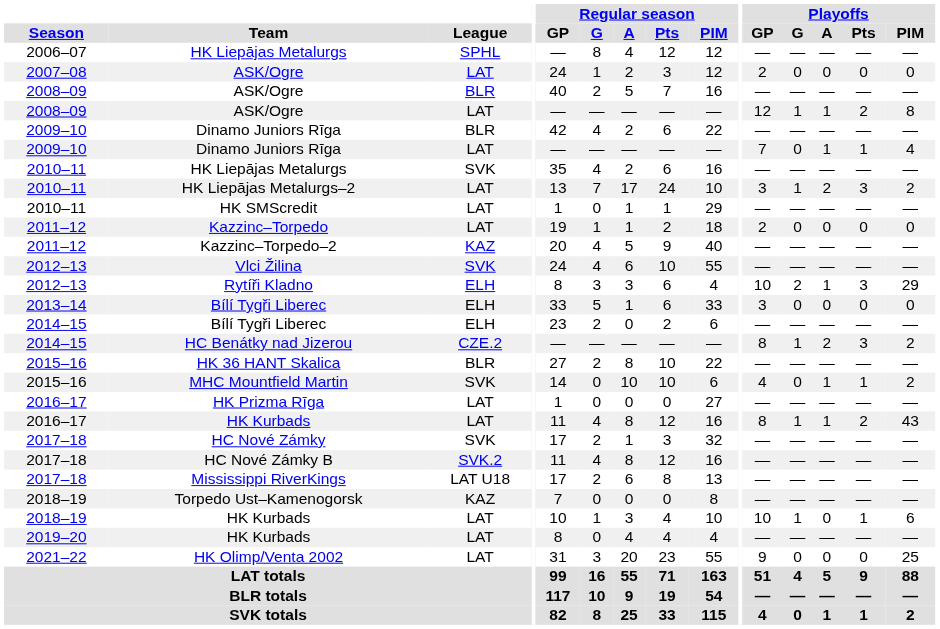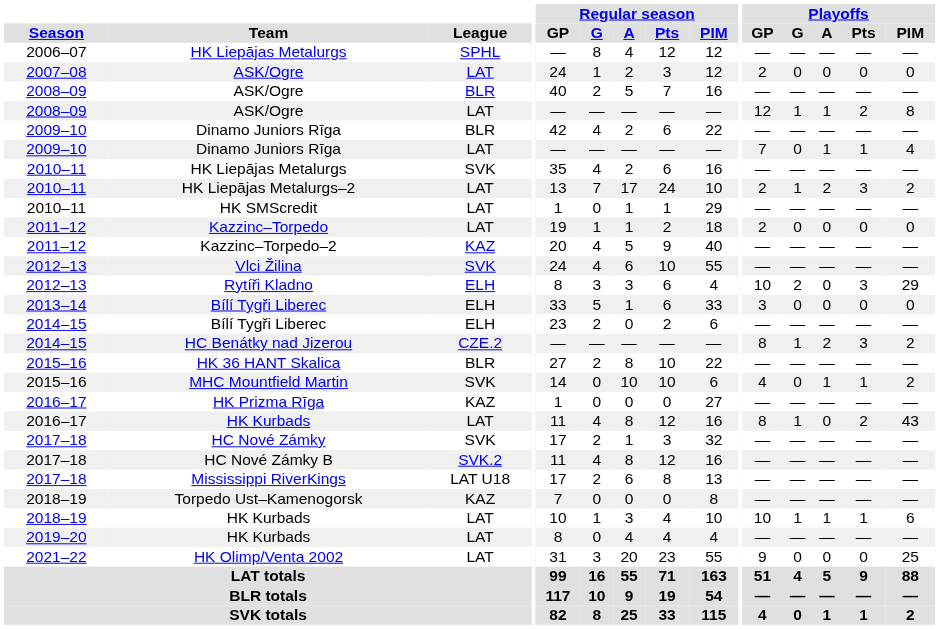(762, 188) 3 -> (762, 188) 2
(827, 285) 1 -> (827, 285) 0
(480, 401) LAT -> (480, 401) KAZ
(827, 421) 1 -> (827, 421) 0
(827, 518) 0 -> (827, 518) 1
